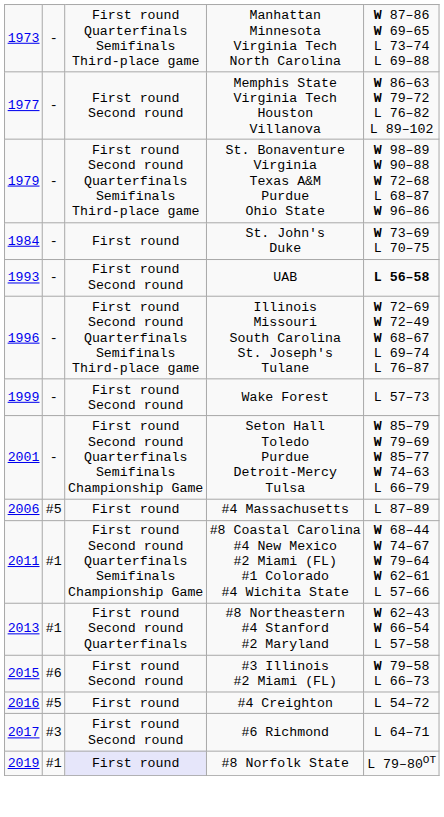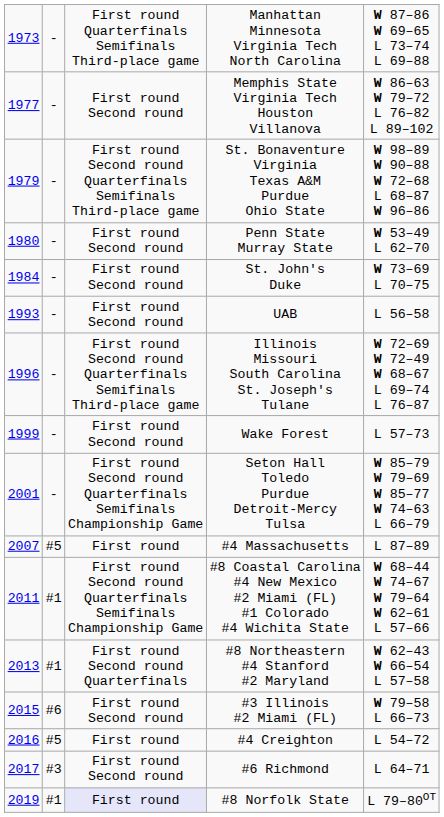+ row: (285, 241)
(136, 241) First round -> (136, 278) First round Second round
(402, 278) bold -> (402, 315) normal
(24, 510) 2006 -> (24, 546) 2007
